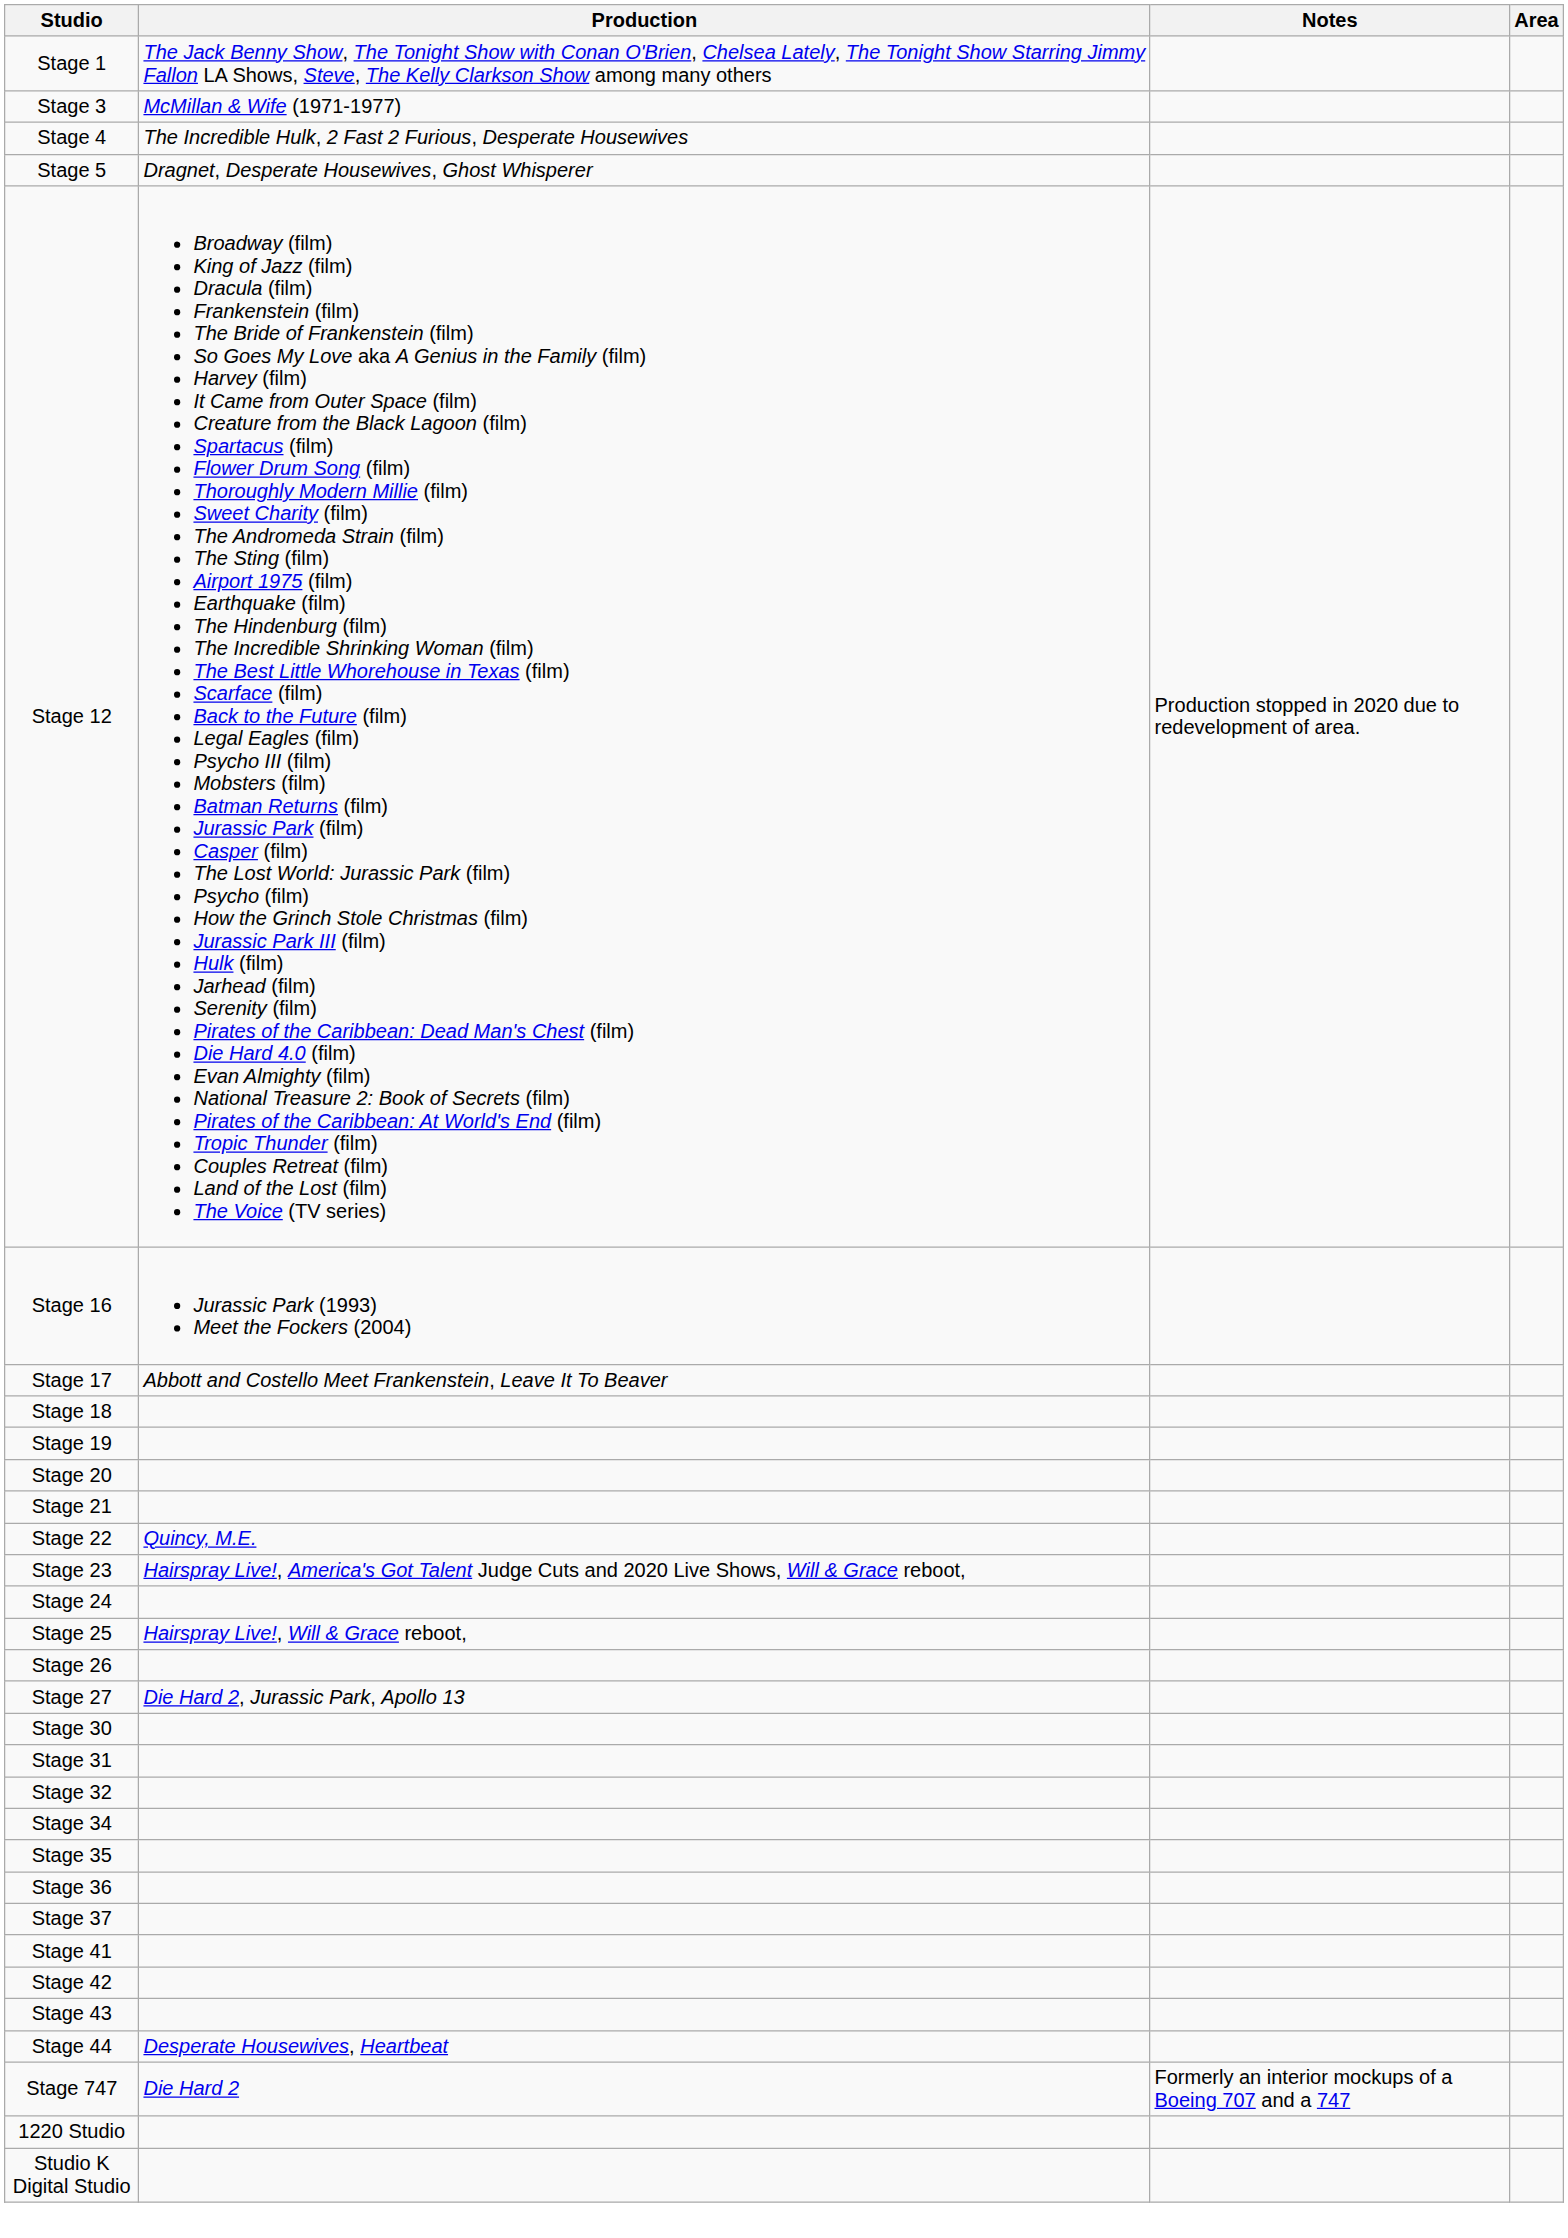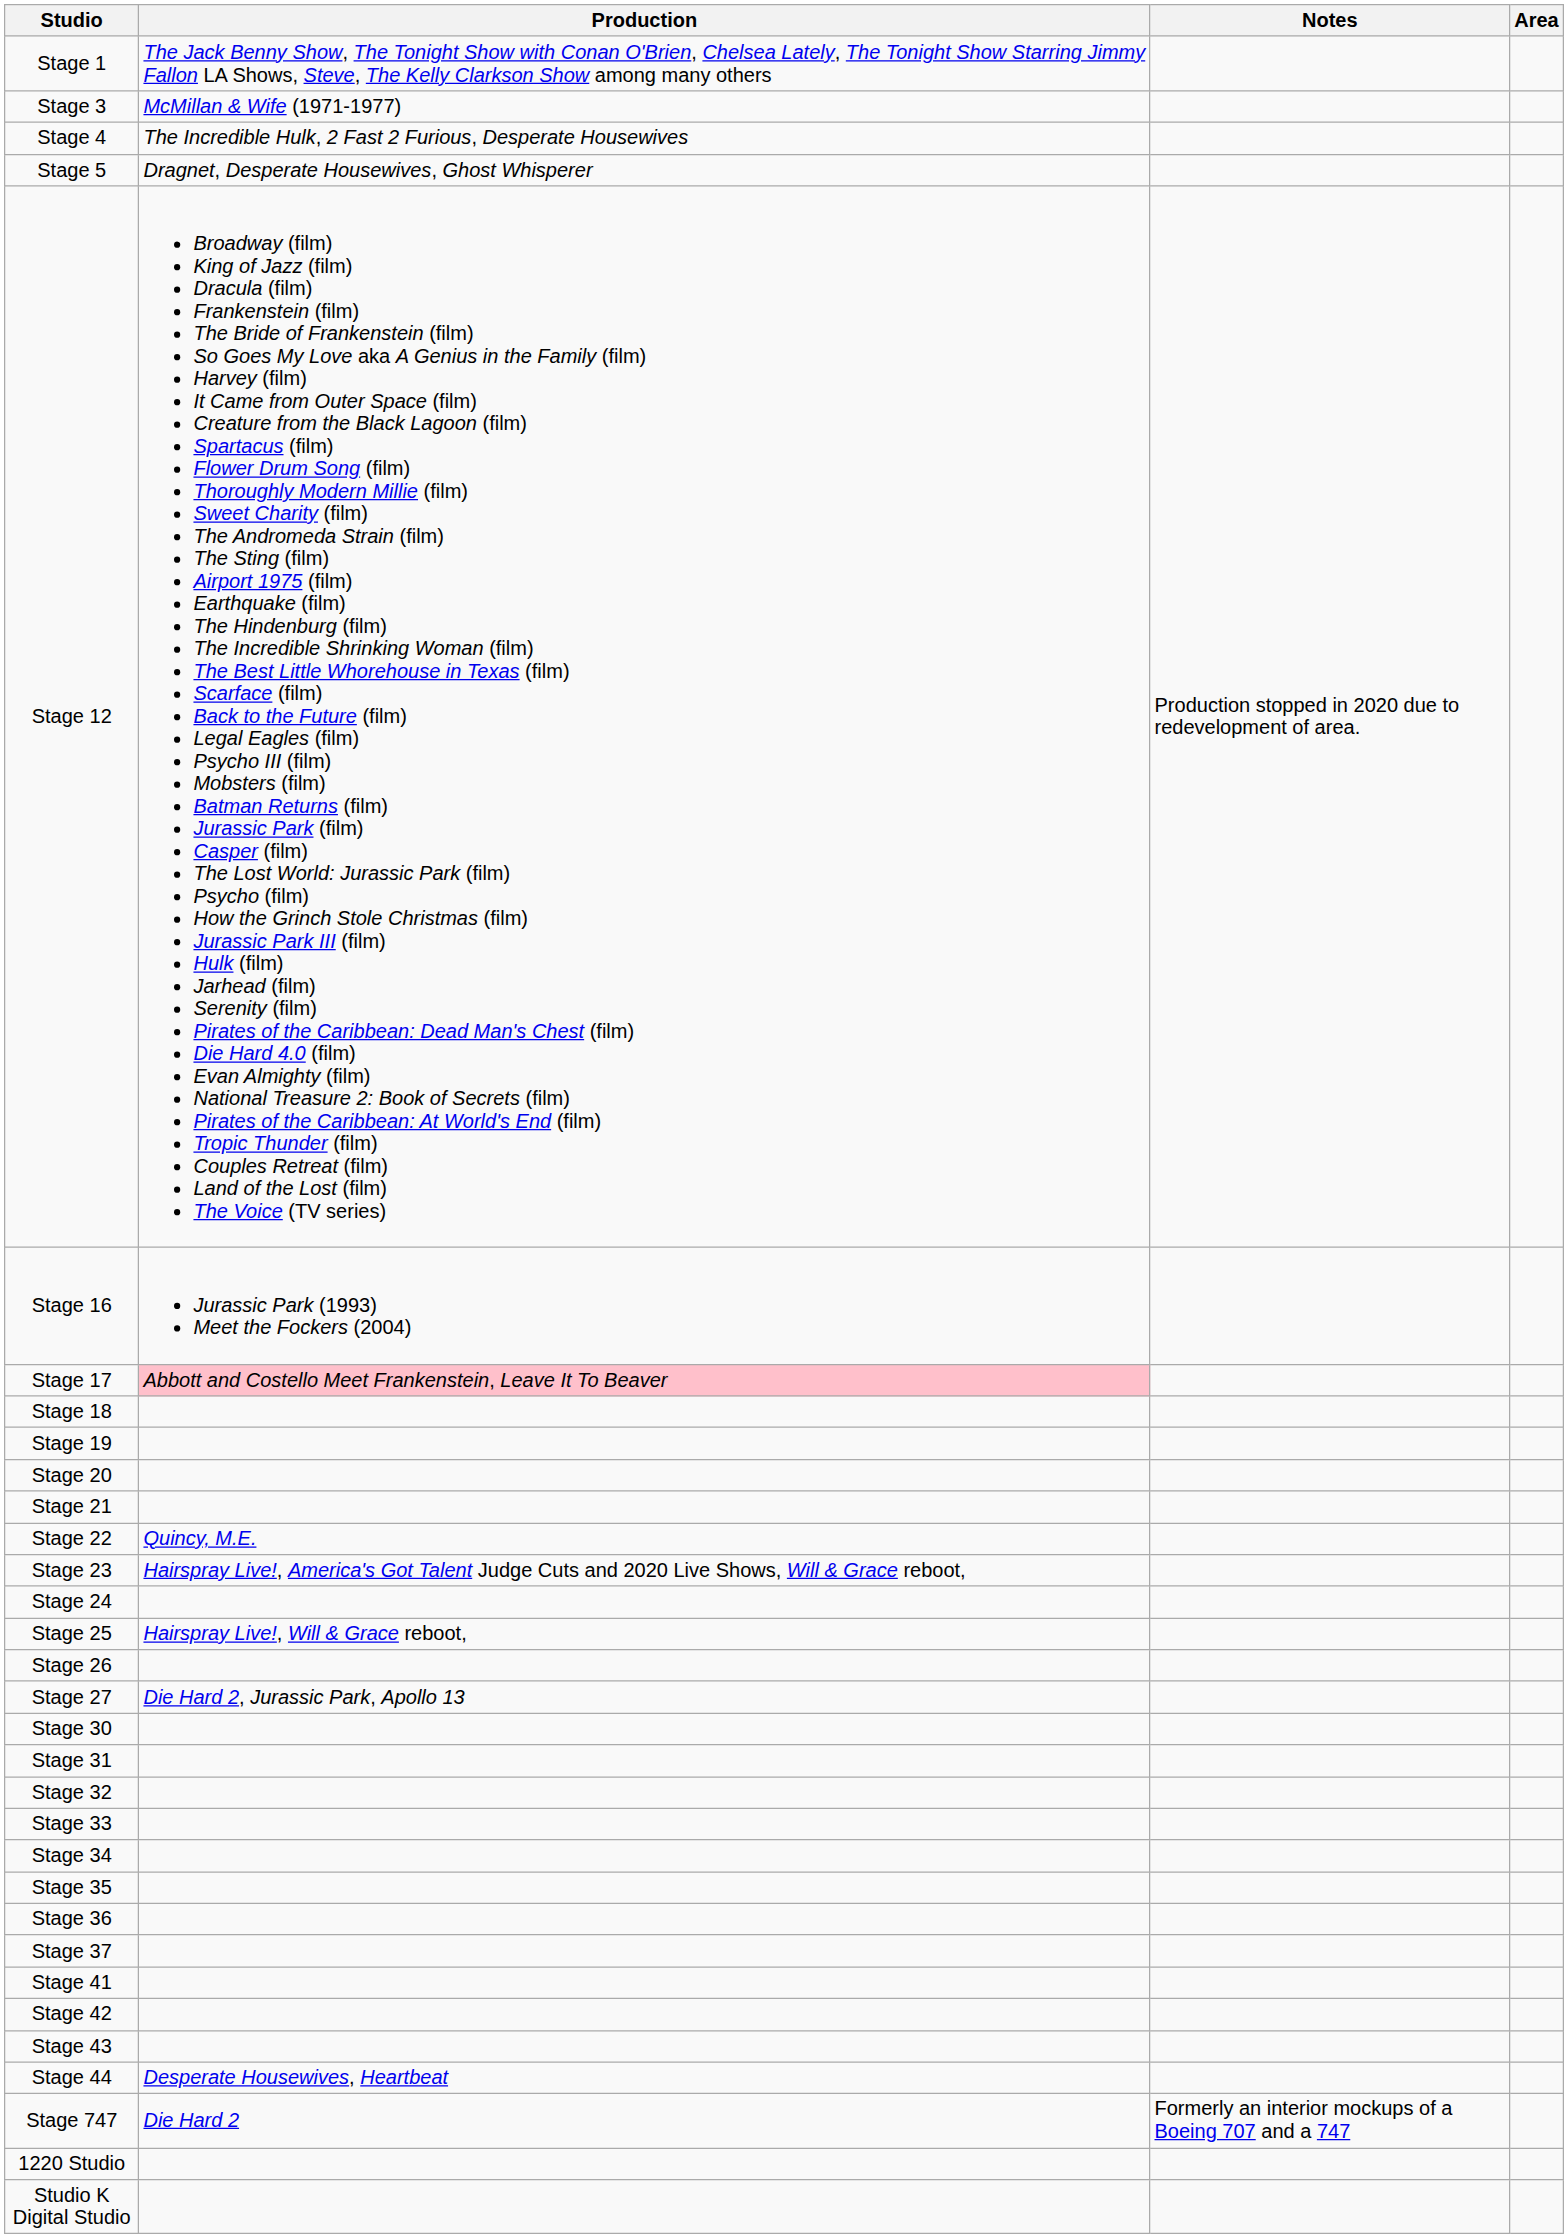(405, 1379) no background -> (405, 1379) pink background
+ row: (72, 1823)
